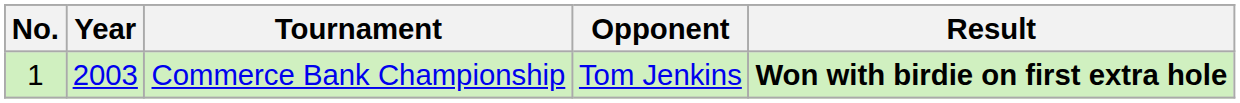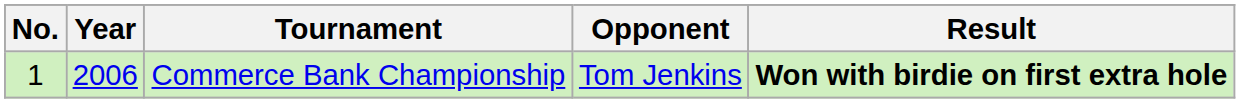(105, 75) 2003 -> (105, 75) 2006
